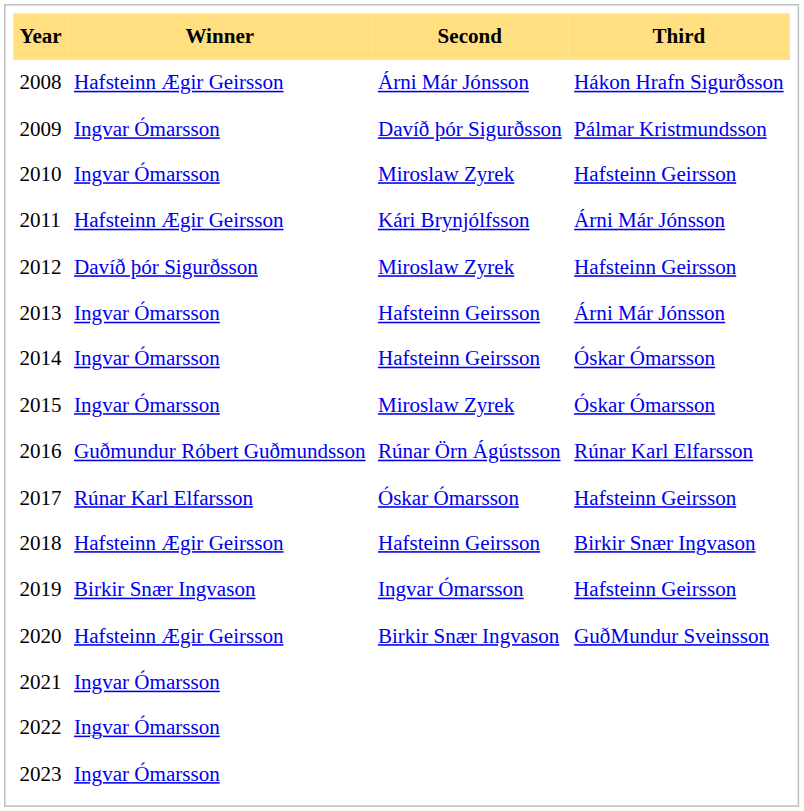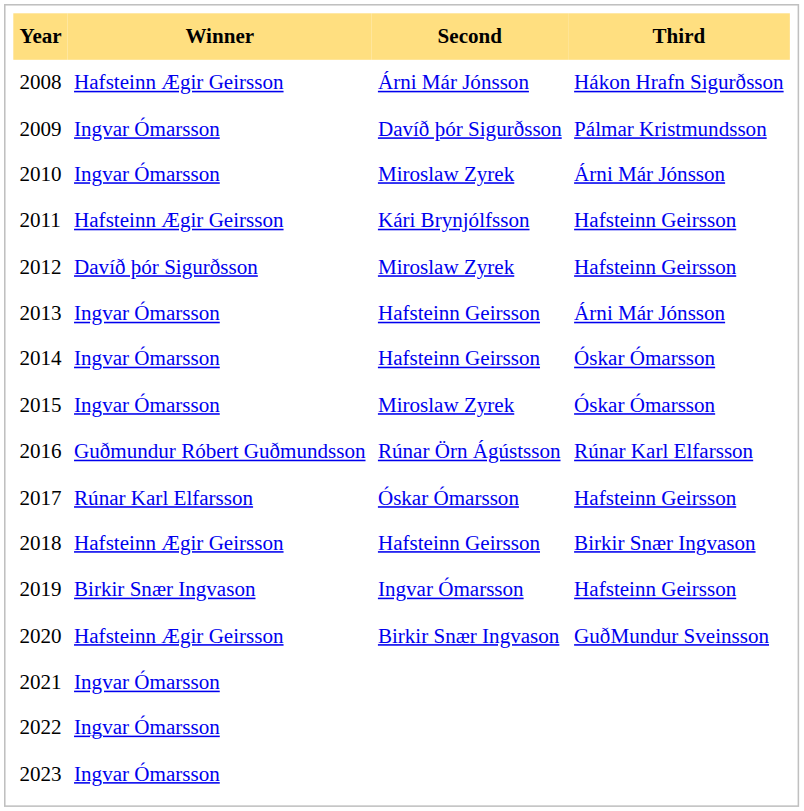(655, 174) Hafsteinn Geirsson -> (650, 174) Árni Már Jónsson
(650, 220) Árni Már Jónsson -> (655, 220) Hafsteinn Geirsson
